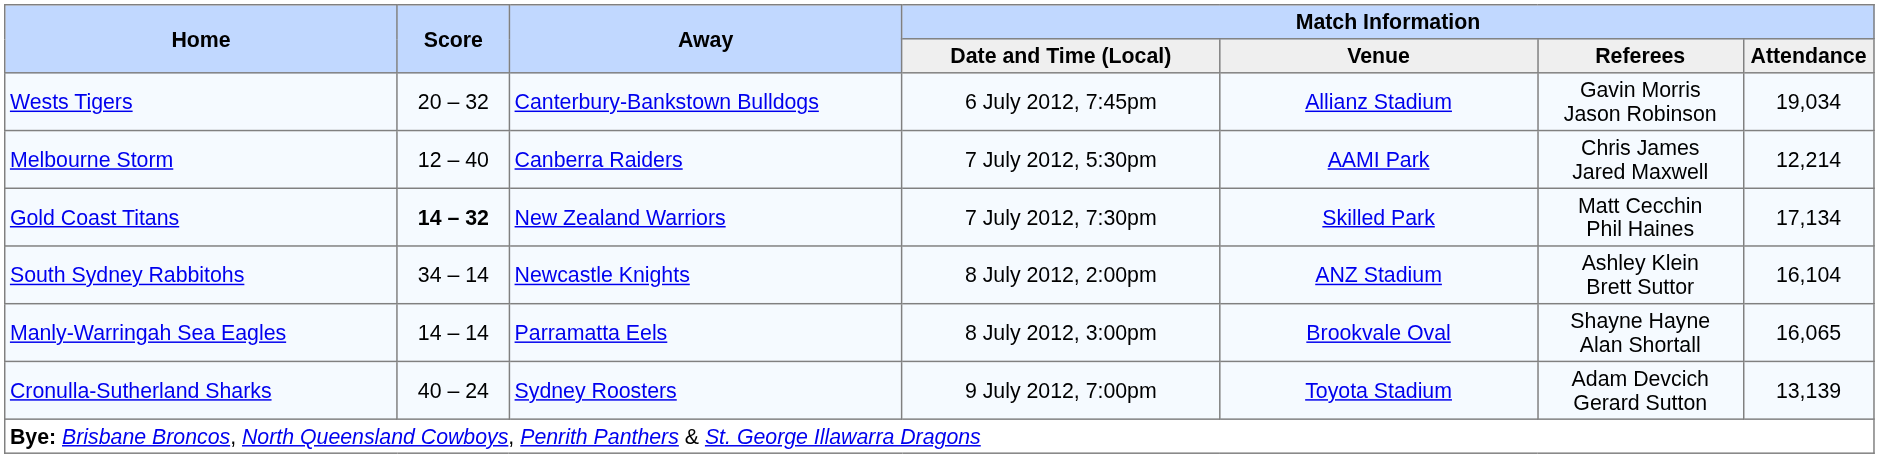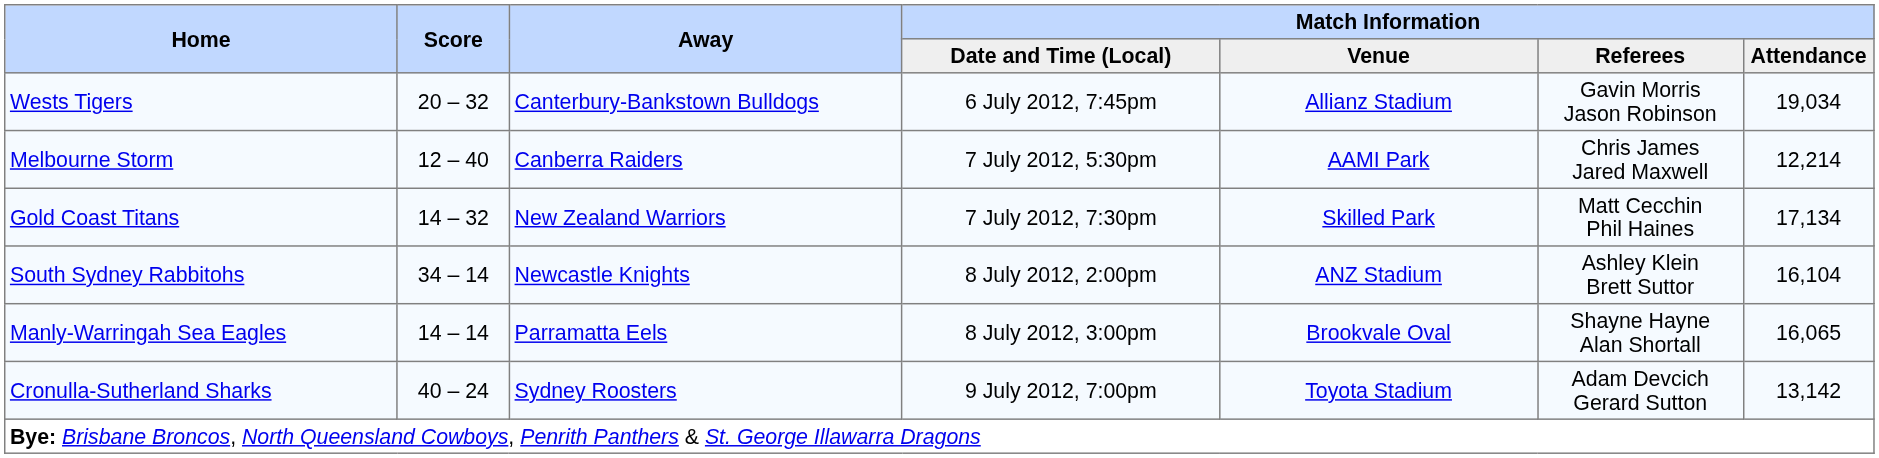(453, 217) bold -> (453, 217) normal
(1809, 390) 13,139 -> (1809, 390) 13,142
